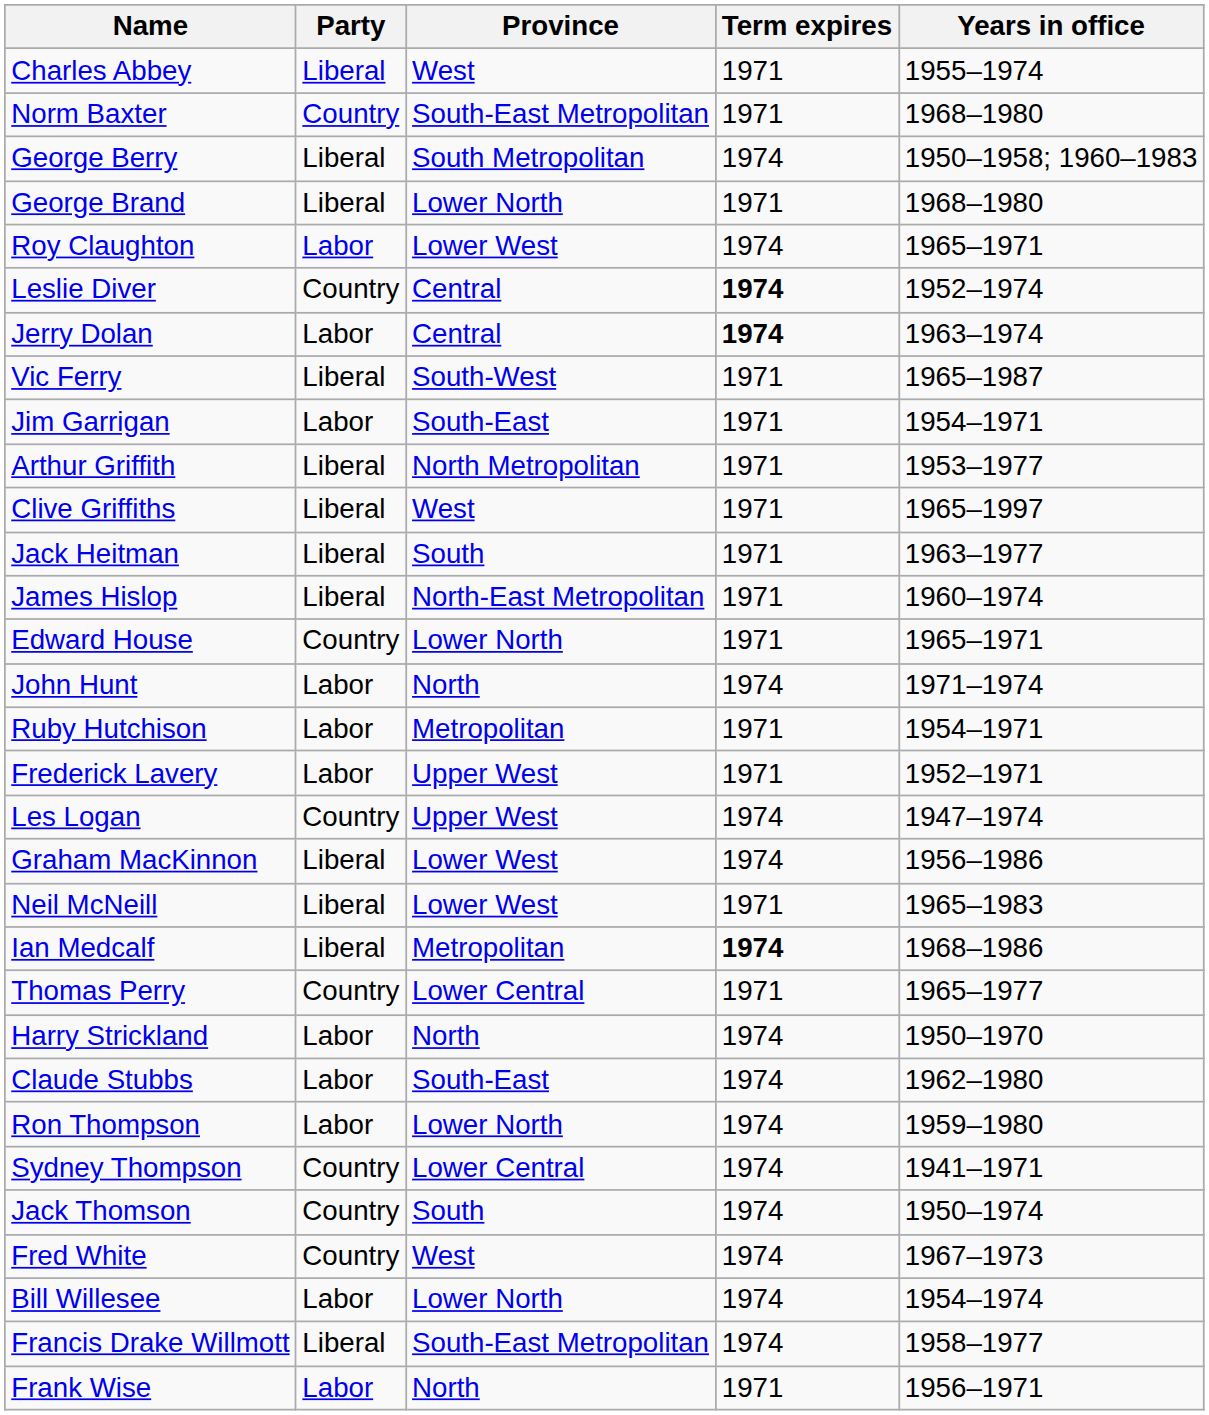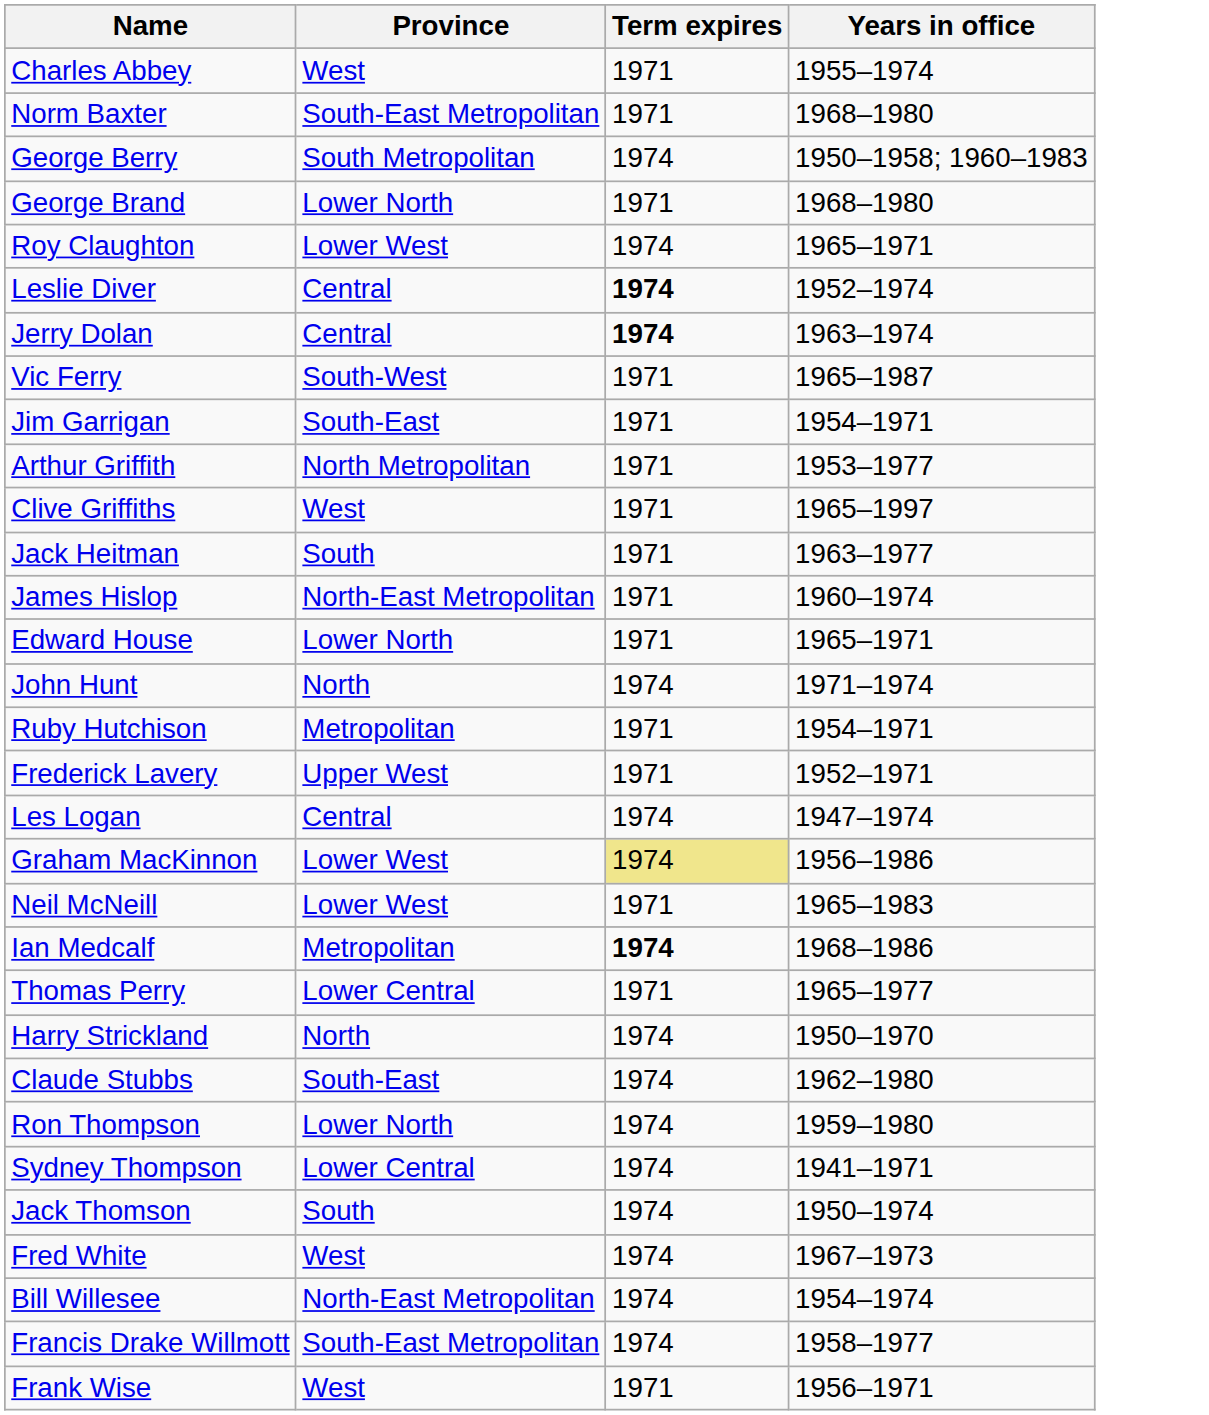- column: (351, 26)
(485, 816) Upper West -> (347, 816) Central
(753, 860) no background -> (643, 860) khaki background
(487, 1299) Lower North -> (449, 1299) North-East Metropolitan
(446, 1387) North -> (334, 1387) West
